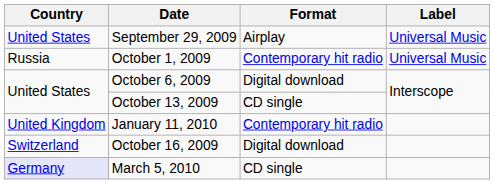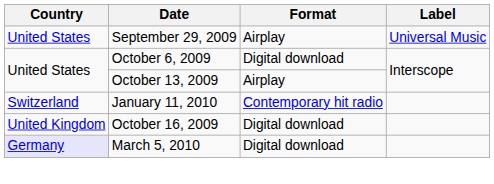- row: (161, 59)
(273, 102) CD single -> (264, 80) Airplay
(57, 124) United Kingdom -> (43, 102) Switzerland
(43, 146) Switzerland -> (57, 124) United Kingdom
(273, 168) CD single -> (293, 146) Digital download
